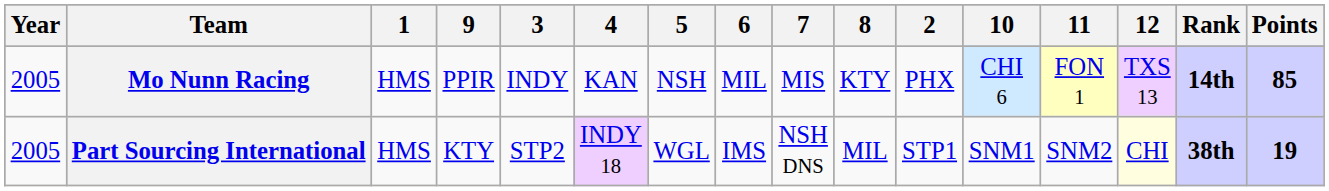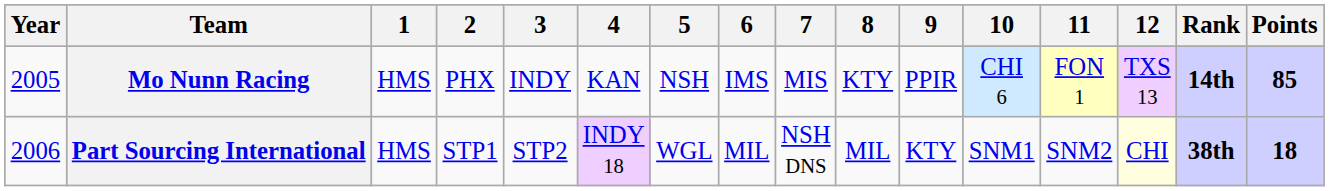columns swapped: (930, 25) <-> (469, 25)
(744, 80) MIL -> (747, 80) IMS
(35, 150) 2005 -> (35, 150) 2006
(744, 150) IMS -> (747, 150) MIL
(1285, 150) 19 -> (1285, 150) 18
